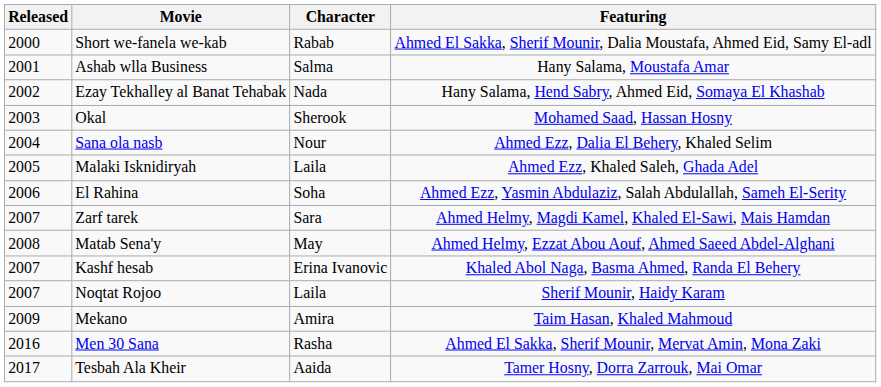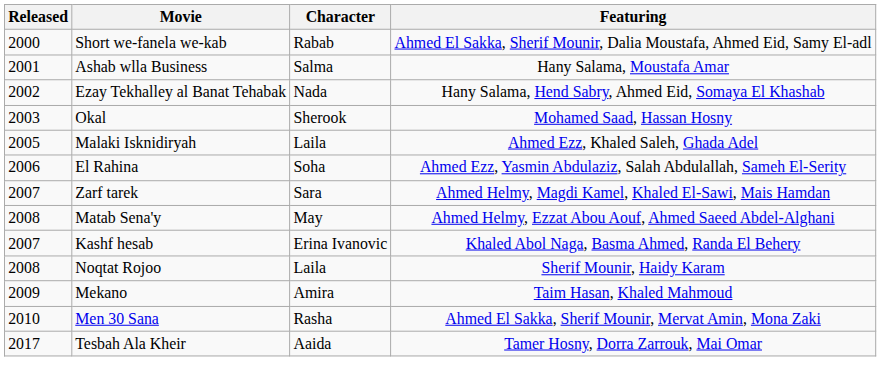- row: (119, 142)
(24, 293) 2007 -> (24, 268) 2008
(24, 343) 2016 -> (24, 318) 2010
